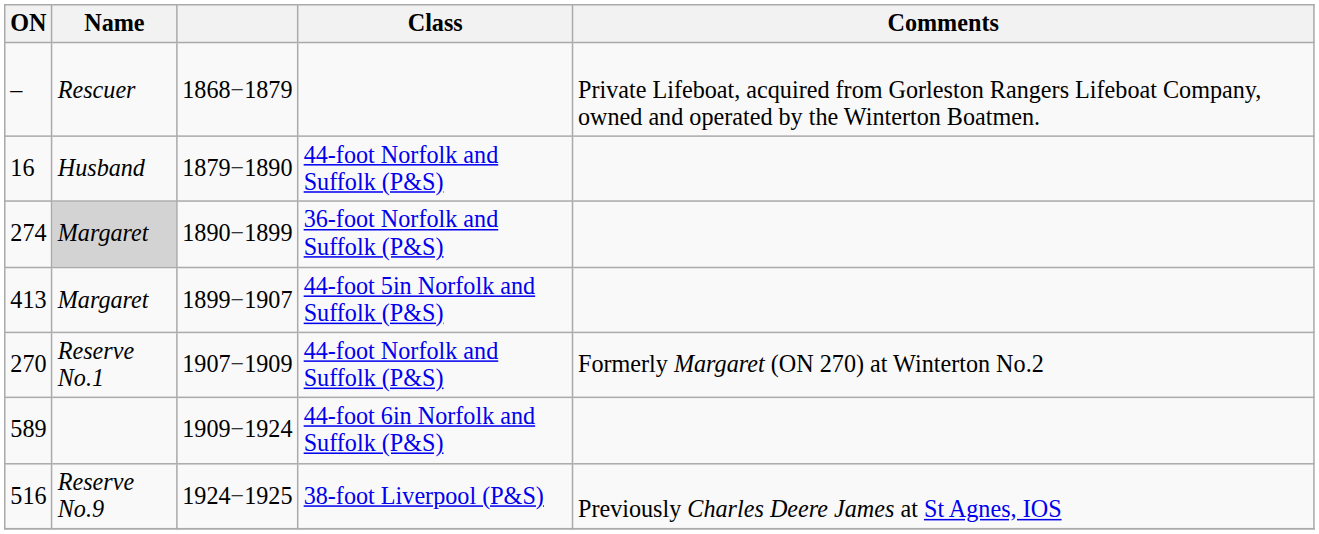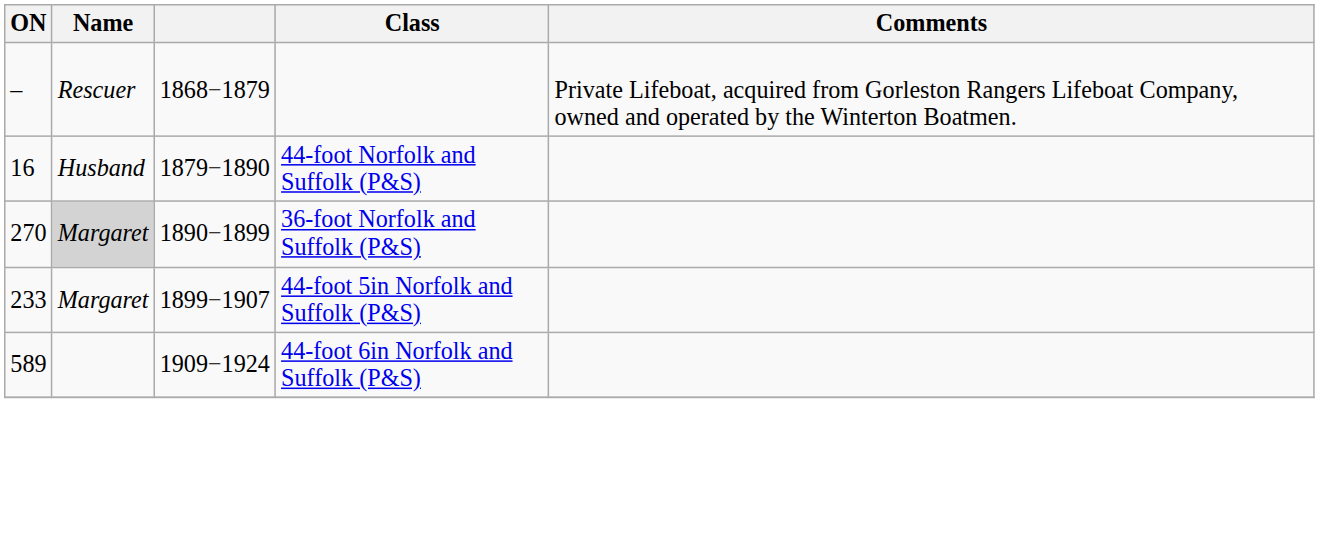(28, 233) 274 -> (28, 233) 270
(28, 299) 413 -> (28, 299) 233
- row: (237, 364)
- row: (237, 495)
